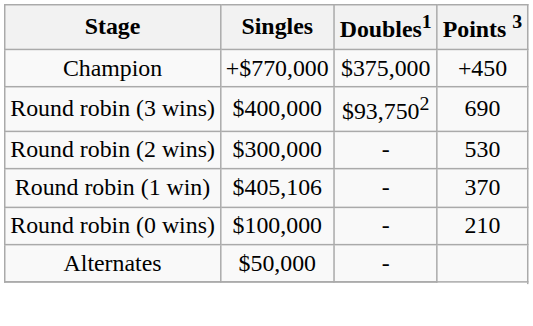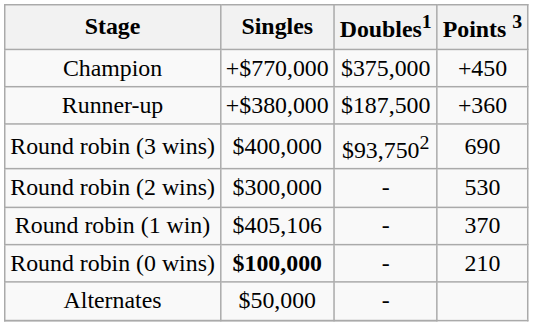+ row: (113, 105)
(277, 225) normal -> (277, 263) bold
